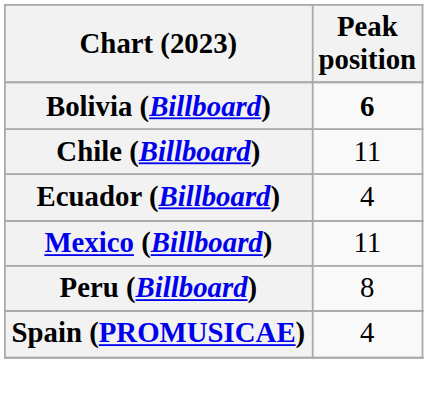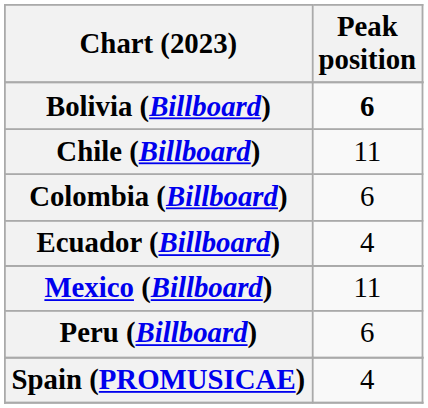+ row: (158, 196)
(367, 288) 8 -> (367, 333) 6
